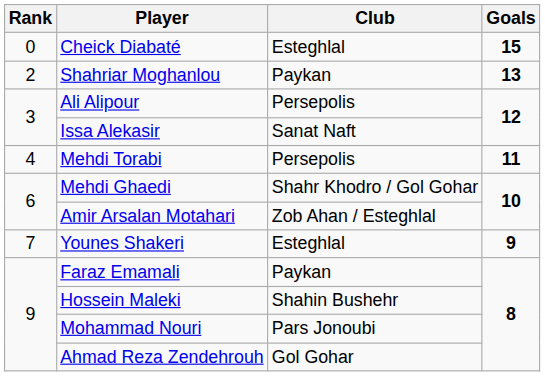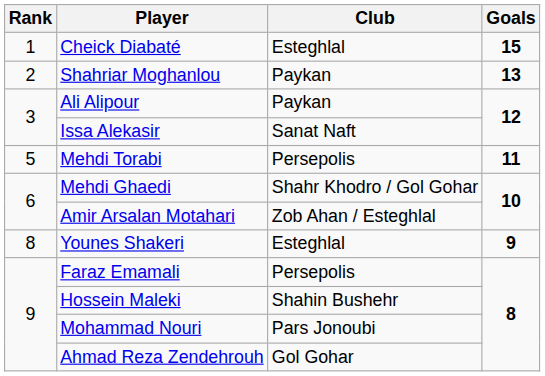(30, 46) 0 -> (30, 46) 1
(313, 103) Persepolis -> (301, 103) Paykan
(30, 159) 4 -> (30, 159) 5
(30, 243) 7 -> (30, 243) 8
(301, 272) Paykan -> (313, 272) Persepolis
